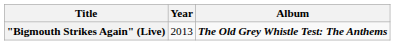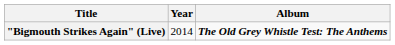(182, 31) 2013 -> (182, 31) 2014
